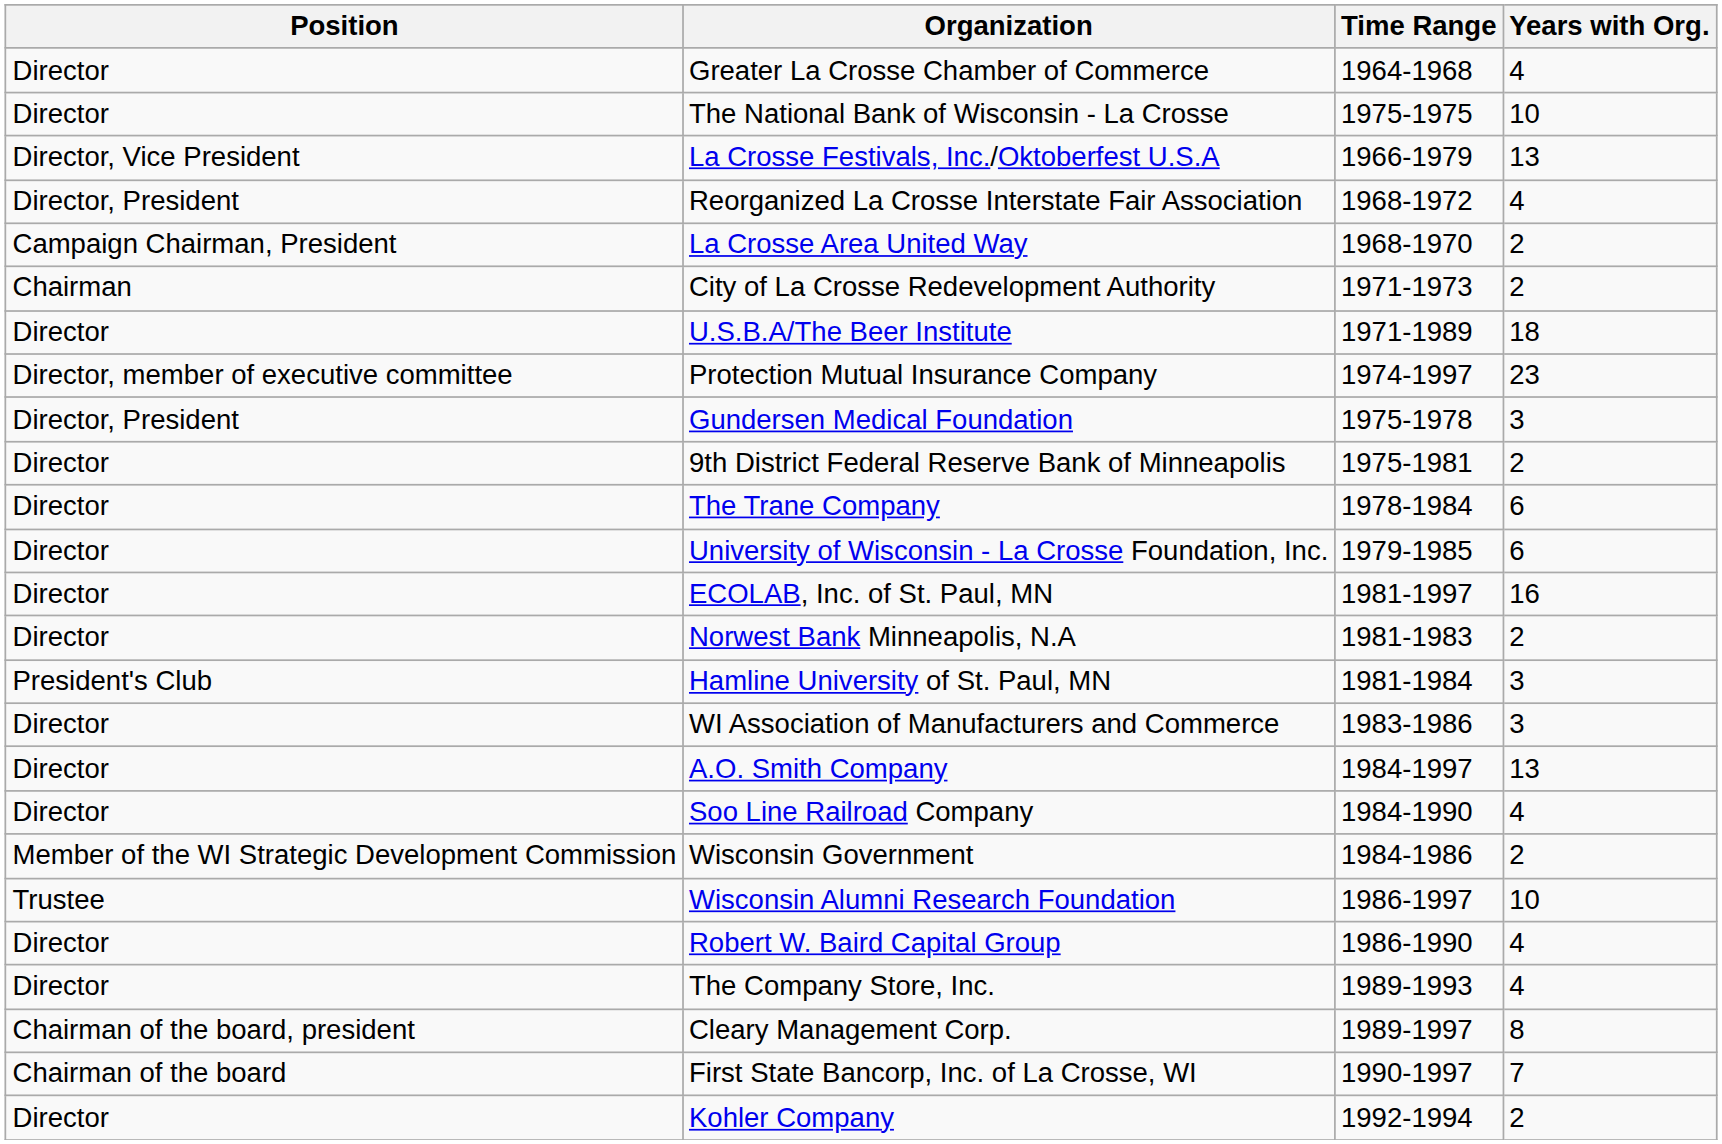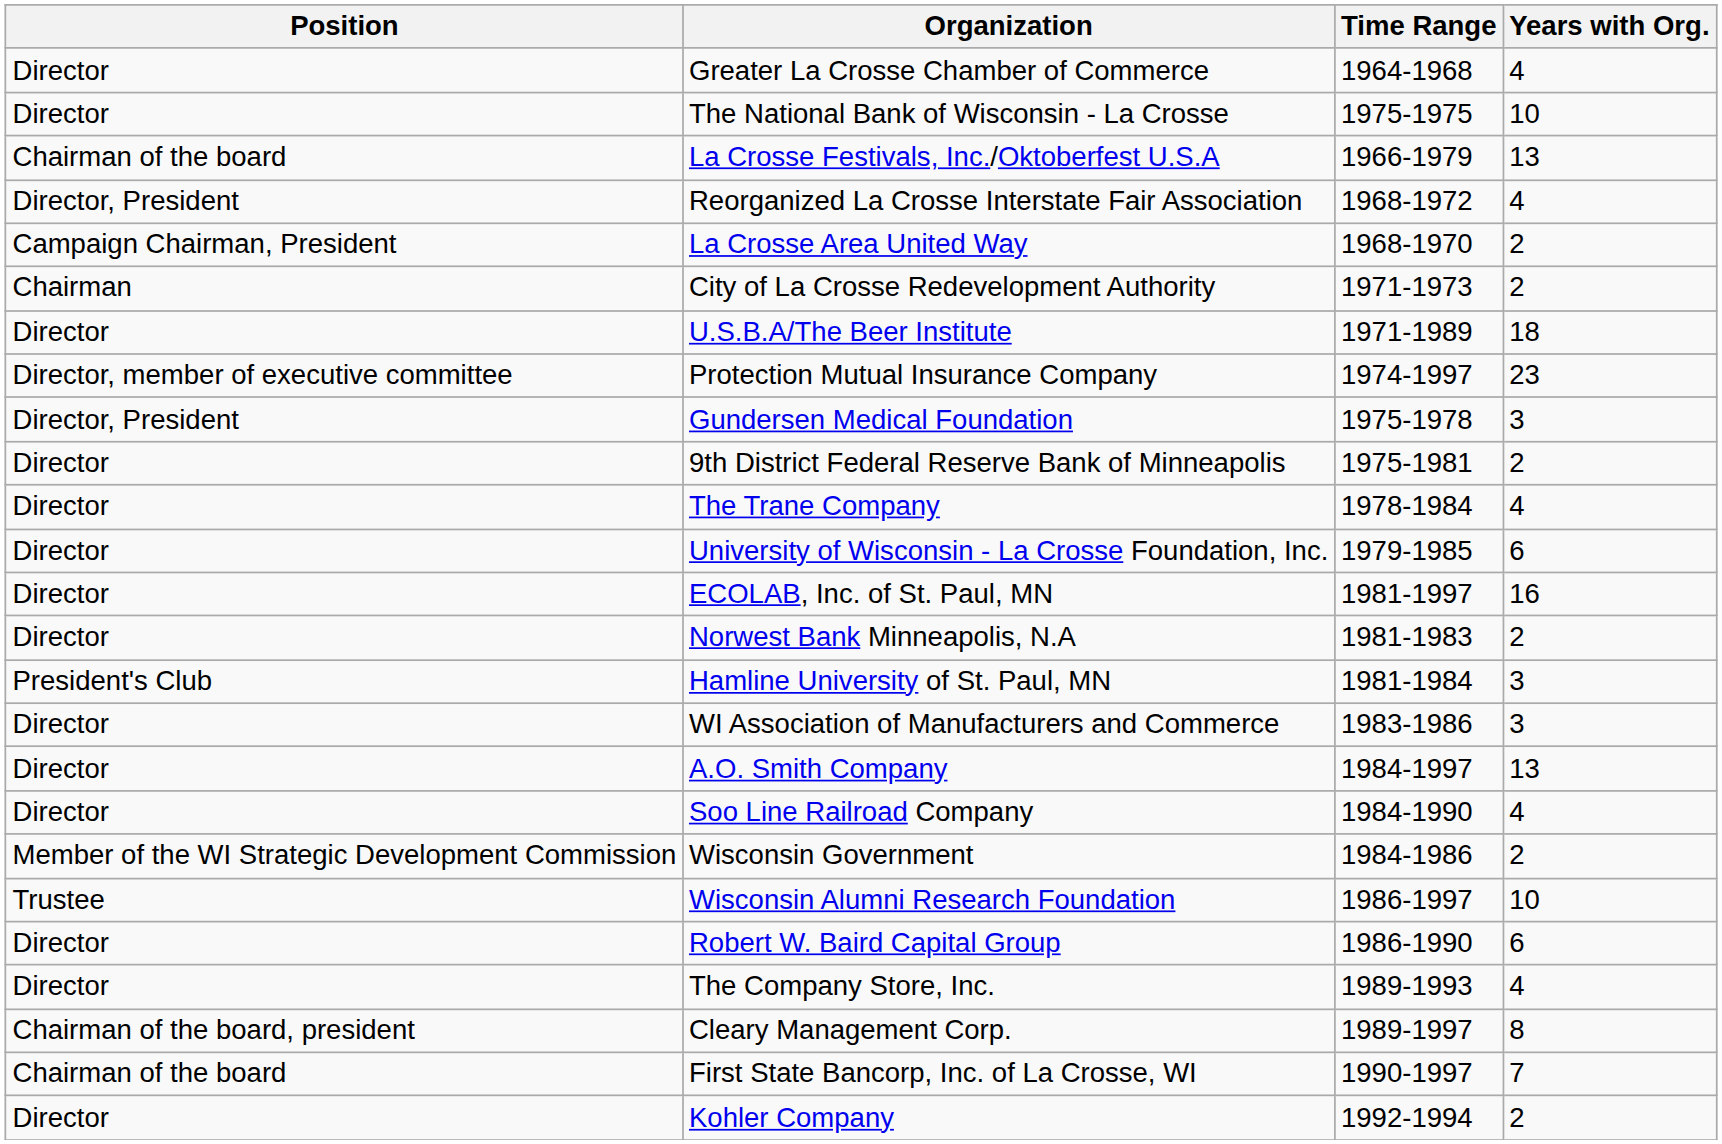(156, 157) Director, Vice President -> (149, 157) Chairman of the board
(1517, 506) 6 -> (1517, 506) 4
(1517, 942) 4 -> (1517, 942) 6
